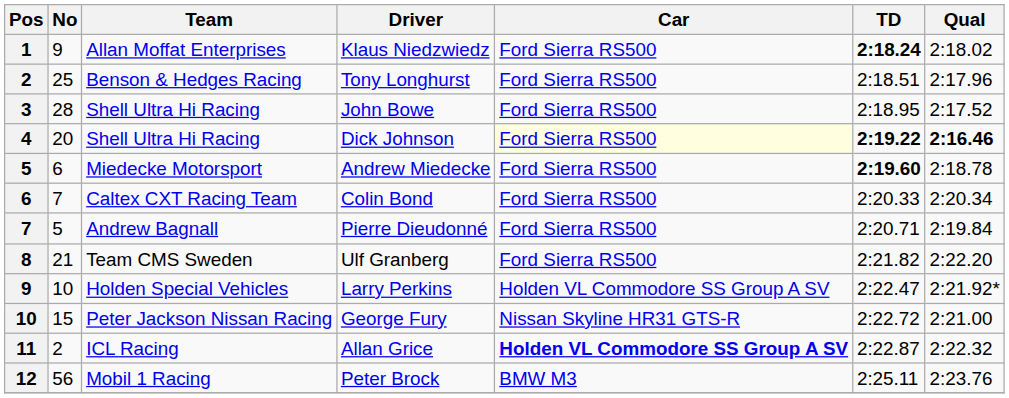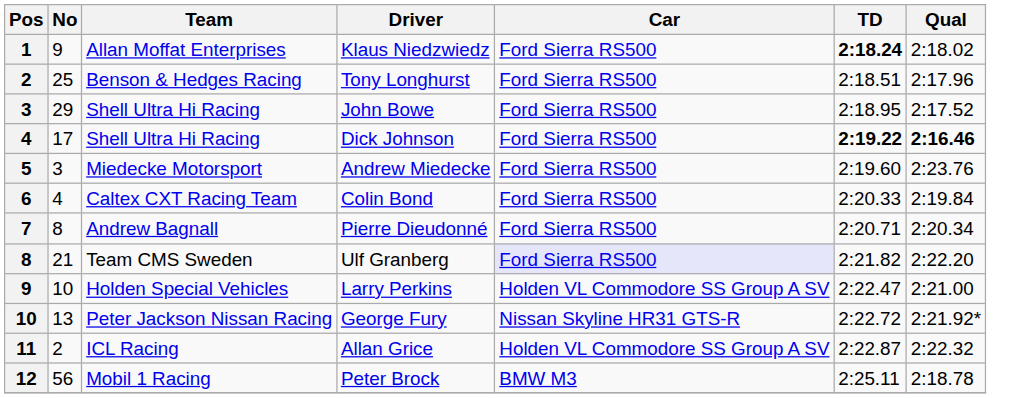(63, 109) 28 -> (63, 109) 29
(63, 139) 20 -> (63, 139) 17
(578, 139) lightyellow background -> (578, 139) no background
(58, 169) 6 -> (58, 169) 3
(889, 169) bold -> (870, 169) normal
(961, 169) 2:18.78 -> (942, 169) 2:23.76
(58, 199) 7 -> (58, 199) 4
(961, 199) 2:20.34 -> (942, 199) 2:19.84
(58, 229) 5 -> (58, 229) 8
(961, 229) 2:19.84 -> (942, 229) 2:20.34
(578, 258) no background -> (578, 258) lavender background
(965, 288) 2:21.92* -> (942, 288) 2:21.00
(63, 318) 15 -> (63, 318) 13
(961, 318) 2:21.00 -> (946, 318) 2:21.92*
(674, 348) bold -> (664, 348) normal
(961, 378) 2:23.76 -> (942, 378) 2:18.78
